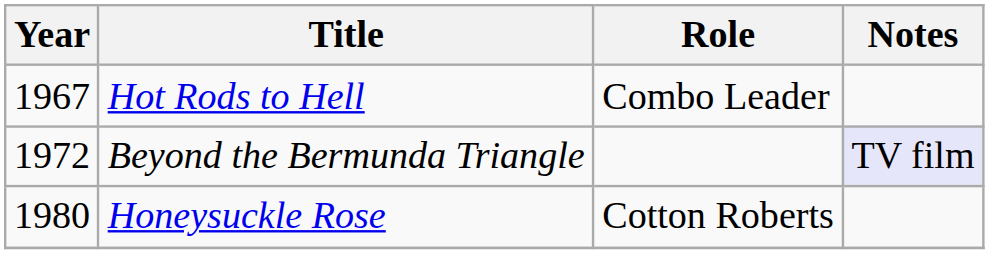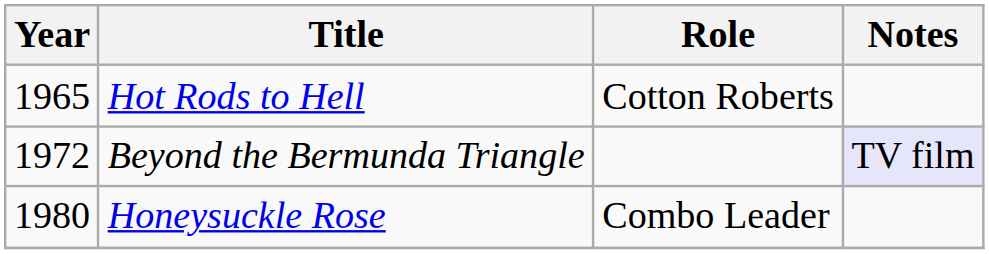(52, 95) 1967 -> (52, 95) 1965
(716, 95) Combo Leader -> (718, 95) Cotton Roberts
(718, 215) Cotton Roberts -> (716, 215) Combo Leader
